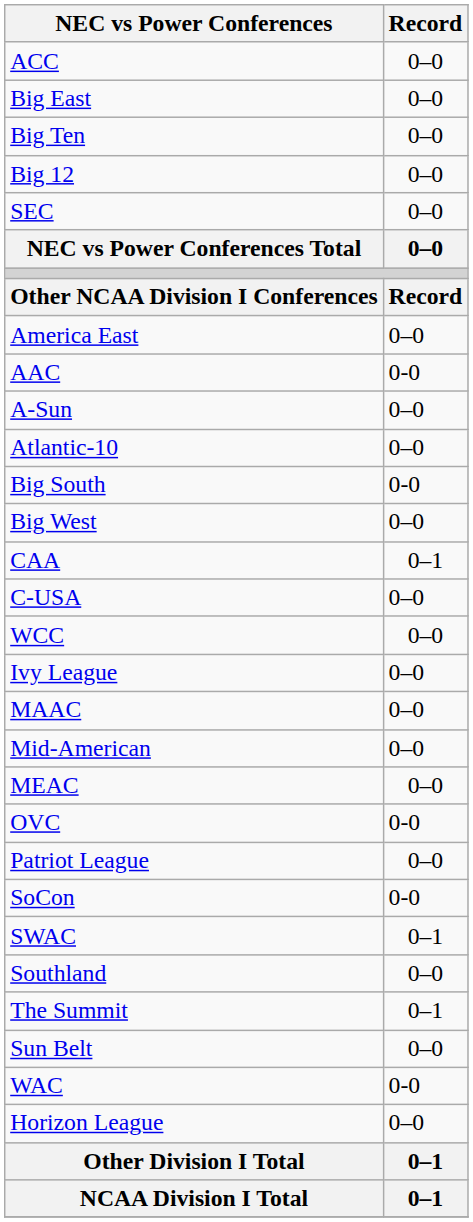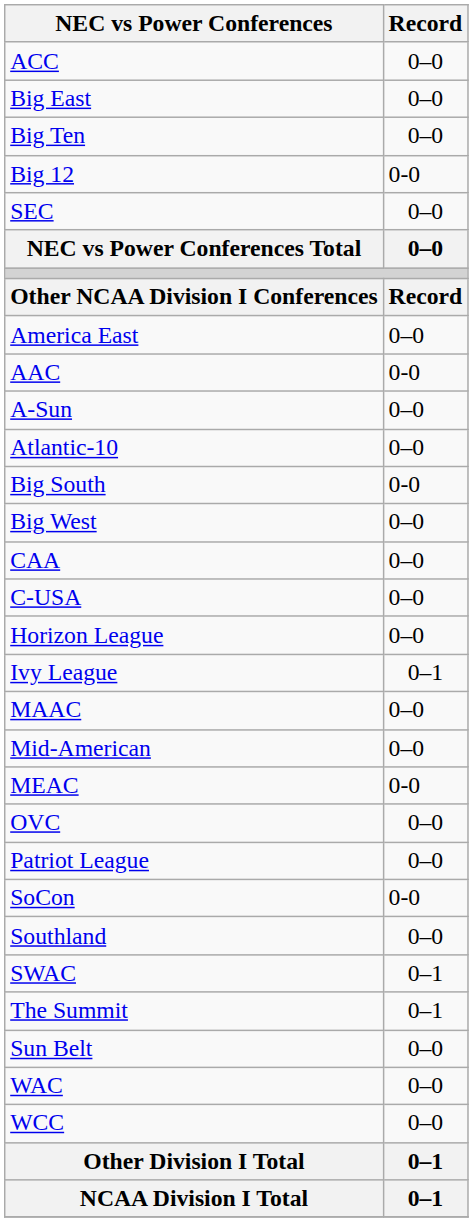(425, 173) 0–0 -> (404, 173) 0-0
(425, 559) 0–1 -> (406, 559) 0–0
rows swapped: (87, 1123) <-> (37, 635)
(406, 672) 0–0 -> (425, 672) 0–1
(425, 785) 0–0 -> (404, 785) 0-0
(404, 822) 0-0 -> (425, 822) 0–0
rows swapped: (58, 973) <-> (43, 935)
(404, 1085) 0-0 -> (425, 1085) 0–0
